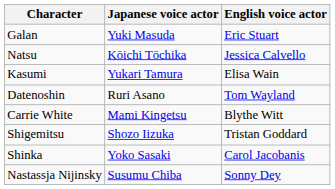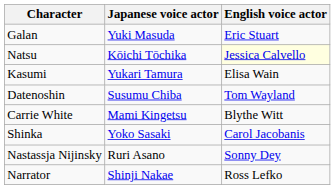(265, 54) no background -> (265, 54) lightyellow background
(136, 94) Ruri Asano -> (145, 94) Susumu Chiba
- row: (36, 134)
(145, 174) Susumu Chiba -> (136, 154) Ruri Asano
+ row: (29, 174)
